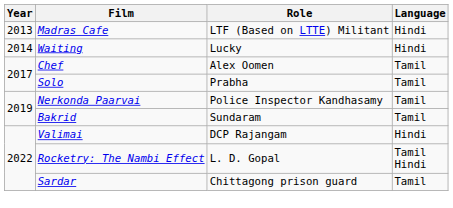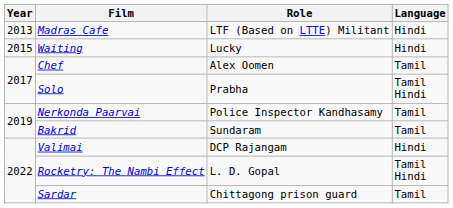(20, 48) 2014 -> (20, 48) 2015
(410, 83) Tamil -> (410, 89) Tamil Hindi
